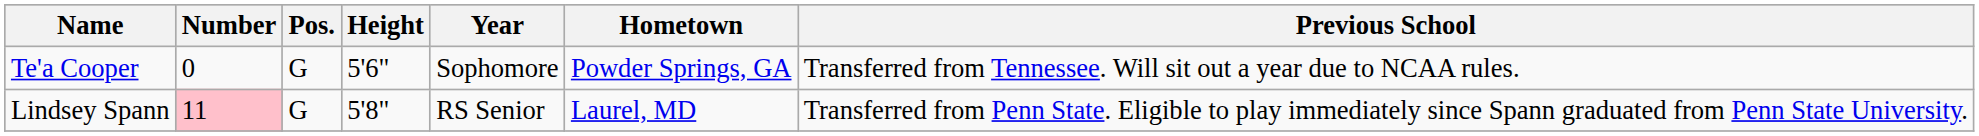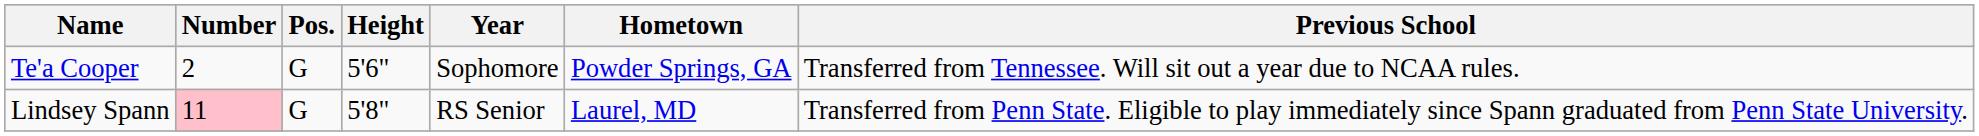(188, 67) 0 -> (188, 67) 2
